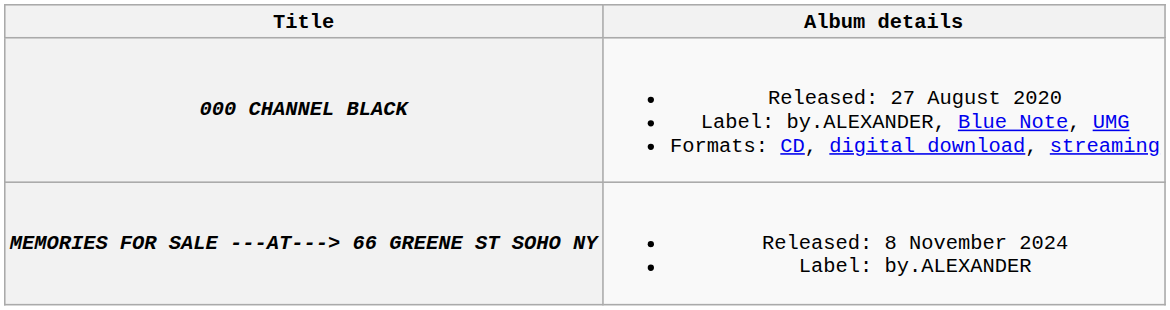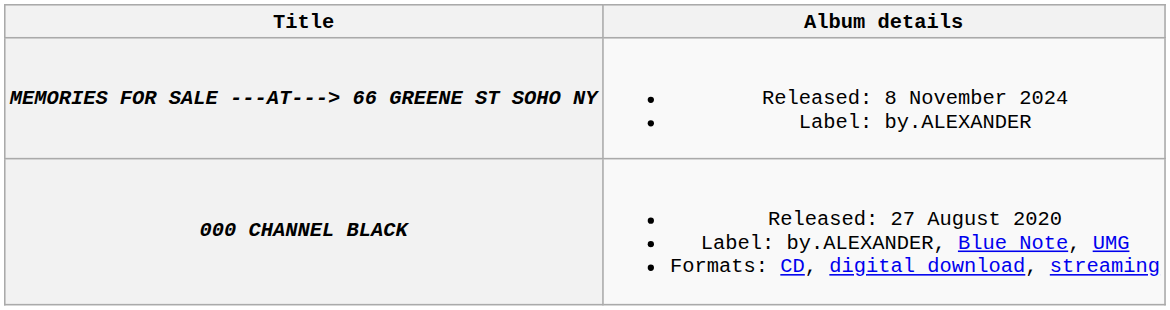rows swapped: (304, 110) <-> (304, 243)
